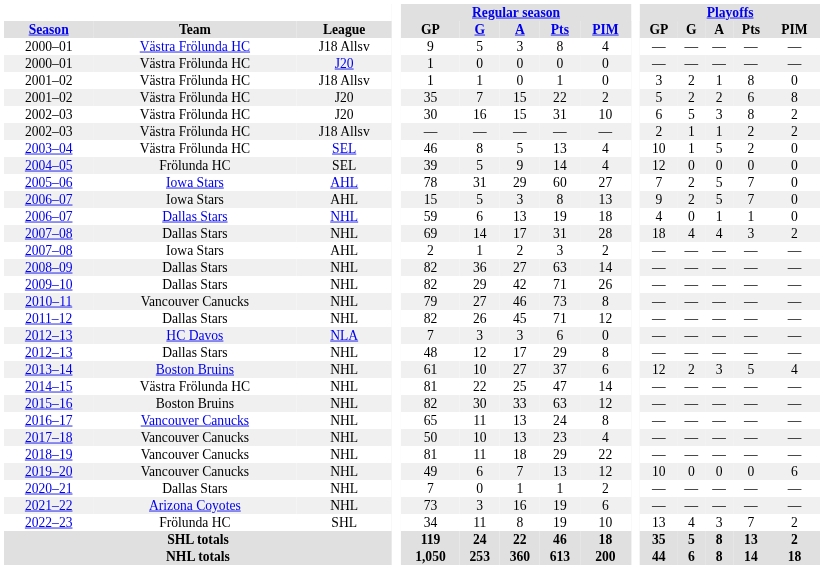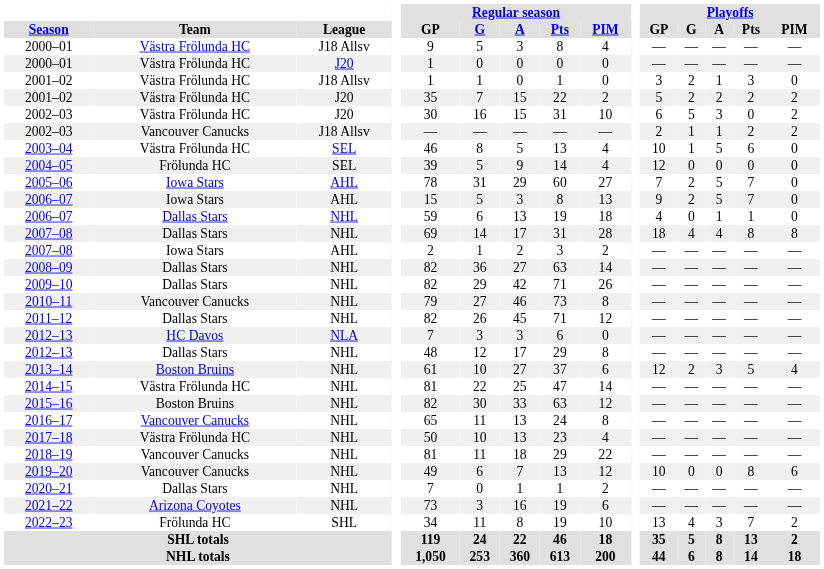(751, 80) 8 -> (751, 80) 3
(751, 97) 6 -> (751, 97) 2
(794, 97) 8 -> (794, 97) 2
(751, 114) 8 -> (751, 114) 0
(195, 131) Västra Frölunda HC -> (195, 131) Vancouver Canucks
(751, 148) 2 -> (751, 148) 6
(751, 233) 3 -> (751, 233) 8
(794, 233) 2 -> (794, 233) 8
(195, 437) Vancouver Canucks -> (195, 437) Västra Frölunda HC
(751, 471) 0 -> (751, 471) 8
